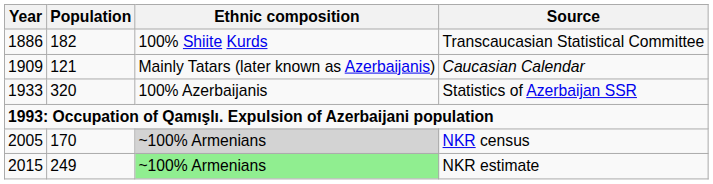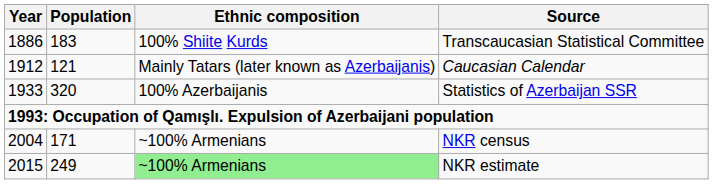(63, 41) 182 -> (63, 41) 183
(26, 66) 1909 -> (26, 66) 1912
(26, 141) 2005 -> (26, 141) 2004
(63, 141) 170 -> (63, 141) 171
(202, 141) lightgrey background -> (202, 141) no background
